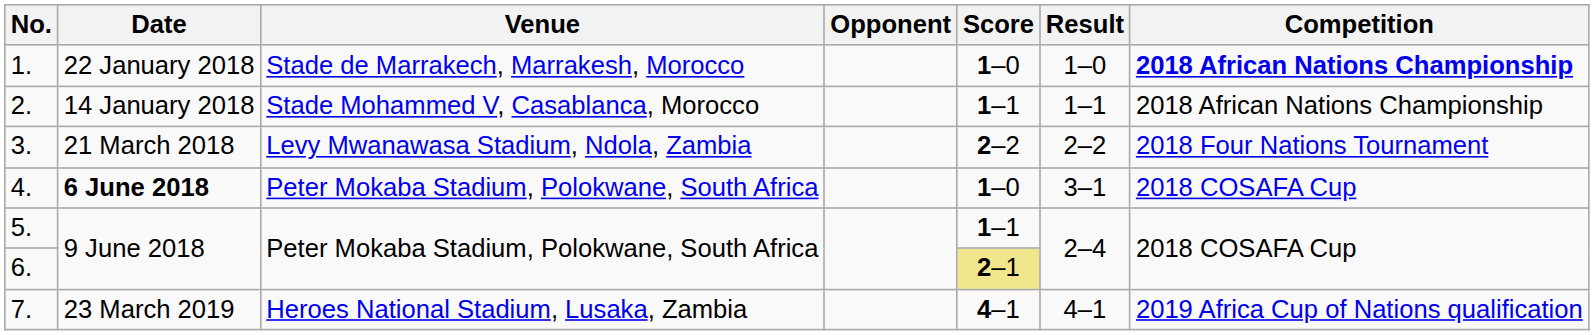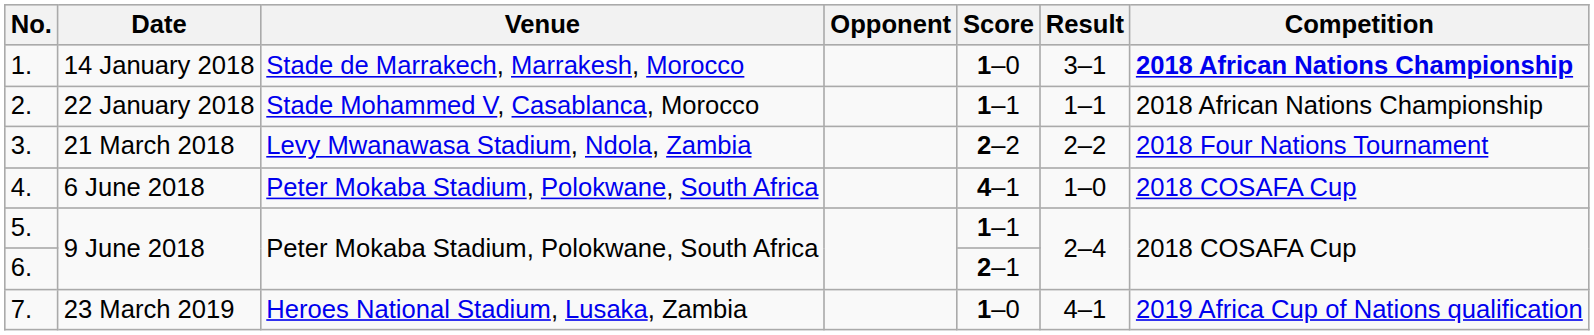(159, 65) 22 January 2018 -> (159, 65) 14 January 2018
(1085, 65) 1–0 -> (1085, 65) 3–1
(159, 106) 14 January 2018 -> (159, 106) 22 January 2018
(136, 187) bold -> (134, 187) normal
(998, 187) 1–0 -> (998, 187) 4–1
(1085, 187) 3–1 -> (1085, 187) 1–0
(998, 268) khaki background -> (998, 268) no background
(998, 308) 4–1 -> (998, 308) 1–0
